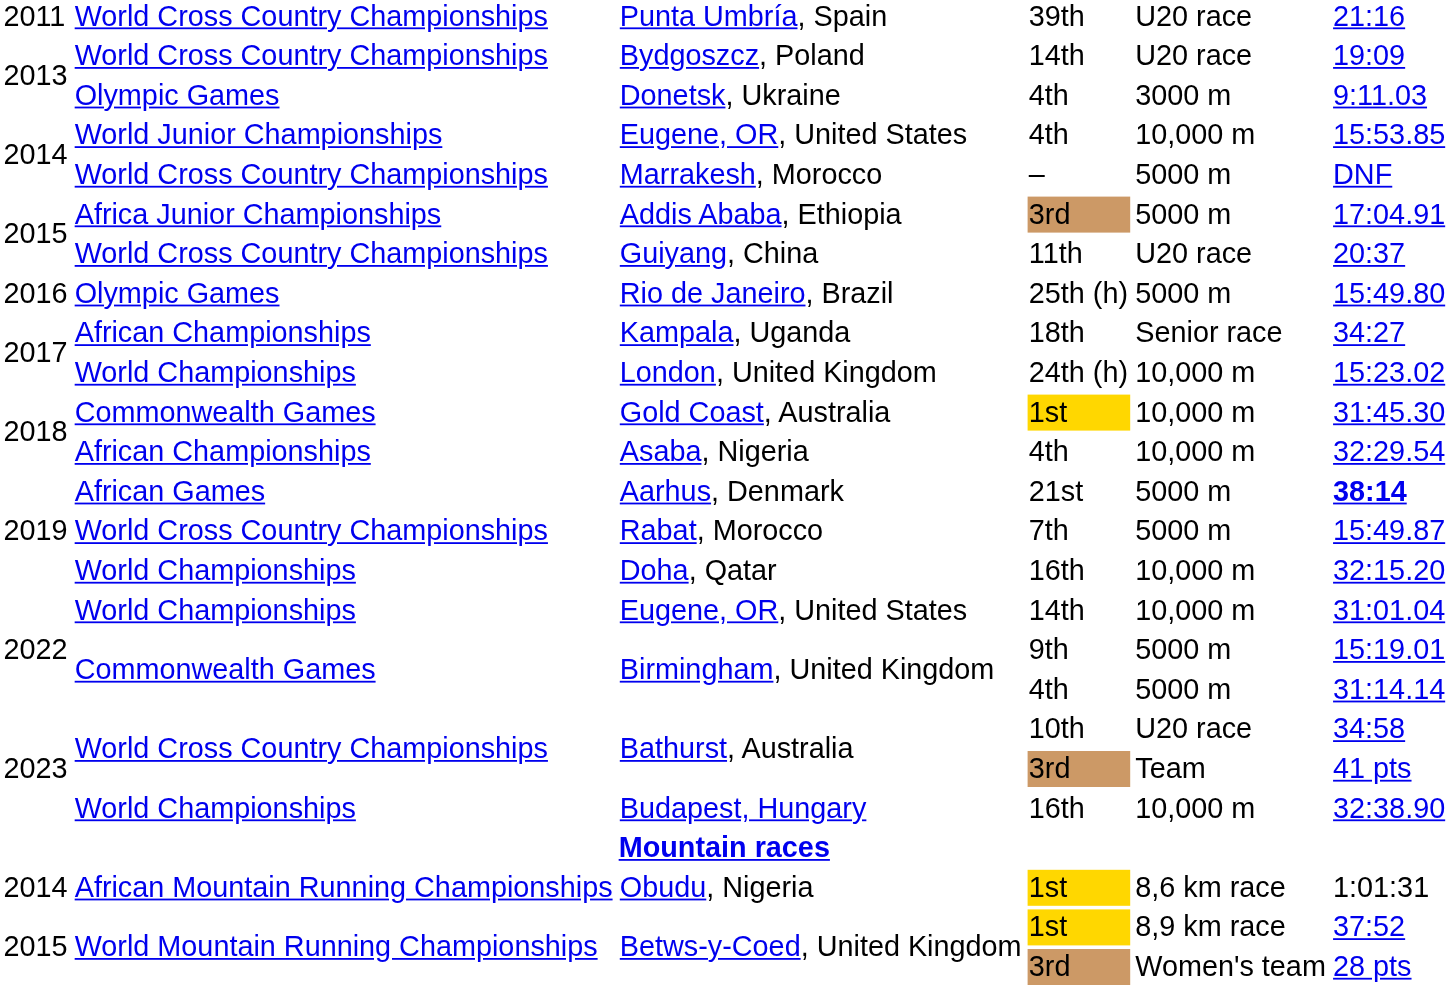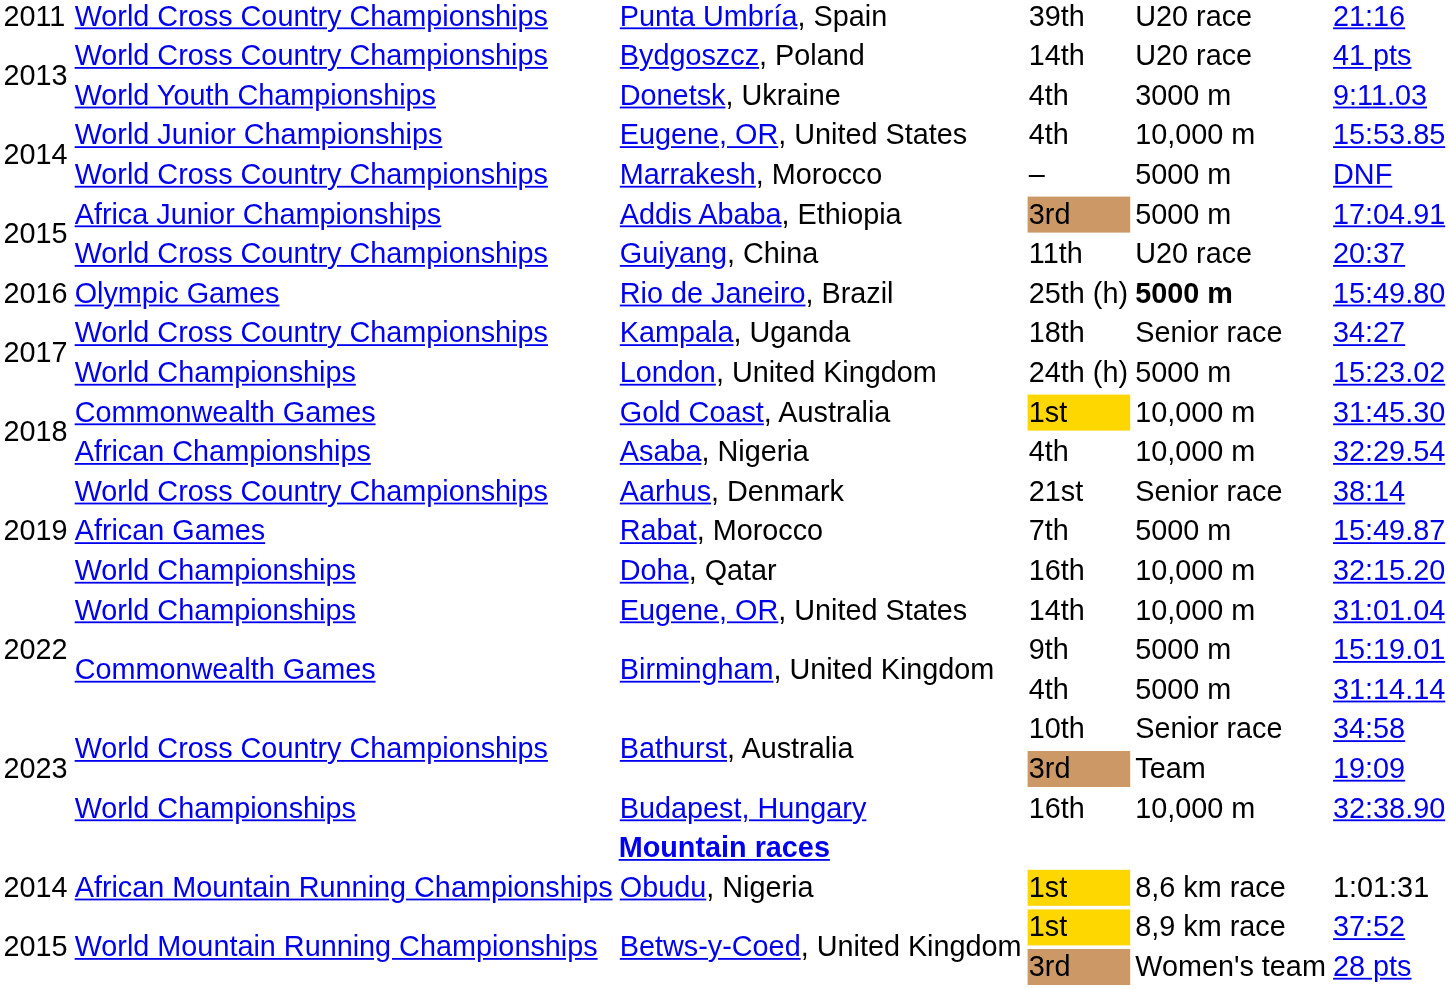(1369, 55) 19:09 -> (1372, 55) 41 pts
(177, 95) Olympic Games -> (255, 95) World Youth Championships
(1183, 293) normal -> (1184, 293) bold
(223, 332) African Championships -> (311, 332) World Cross Country Championships
(1195, 372) 10,000 m -> (1183, 372) 5000 m
(170, 491) African Games -> (311, 491) World Cross Country Championships
(1183, 491) 5000 m -> (1209, 491) Senior race
(1370, 491) bold -> (1369, 491) normal
(311, 530) World Cross Country Championships -> (170, 530) African Games
(1194, 728) U20 race -> (1209, 728) Senior race
(1372, 768) 41 pts -> (1369, 768) 19:09
